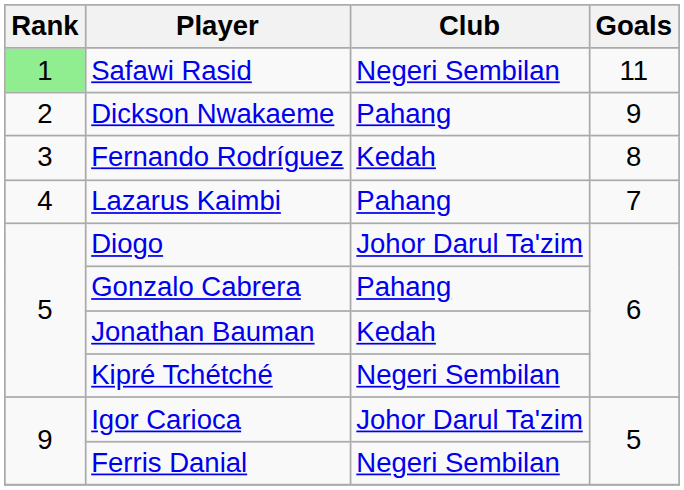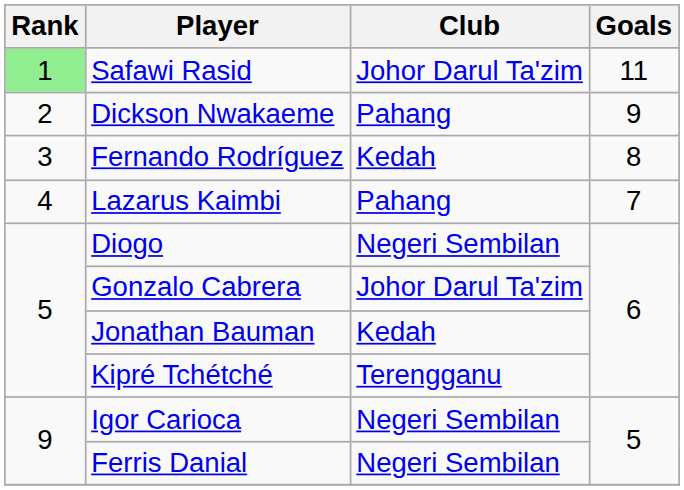(458, 69) Negeri Sembilan -> (470, 69) Johor Darul Ta'zim
(470, 244) Johor Darul Ta'zim -> (458, 244) Negeri Sembilan
(404, 288) Pahang -> (470, 288) Johor Darul Ta'zim
(458, 375) Negeri Sembilan -> (429, 375) Terengganu
(470, 419) Johor Darul Ta'zim -> (458, 419) Negeri Sembilan
